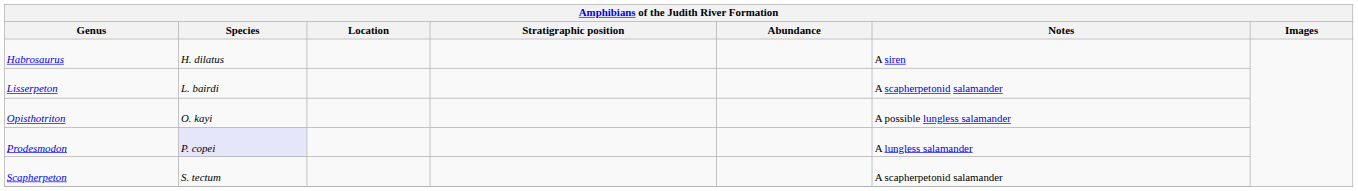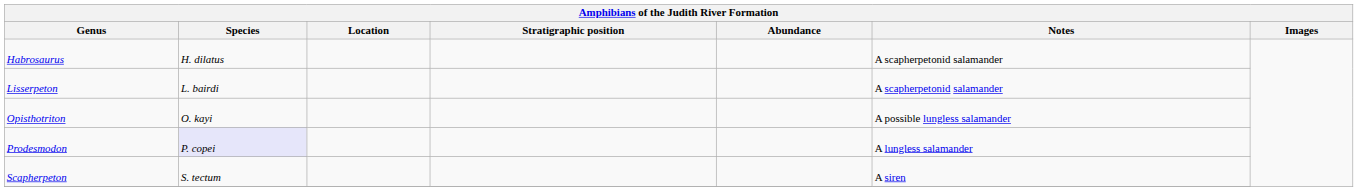(890, 59) A siren -> (939, 59) A scapherpetonid salamander
(939, 177) A scapherpetonid salamander -> (890, 177) A siren
